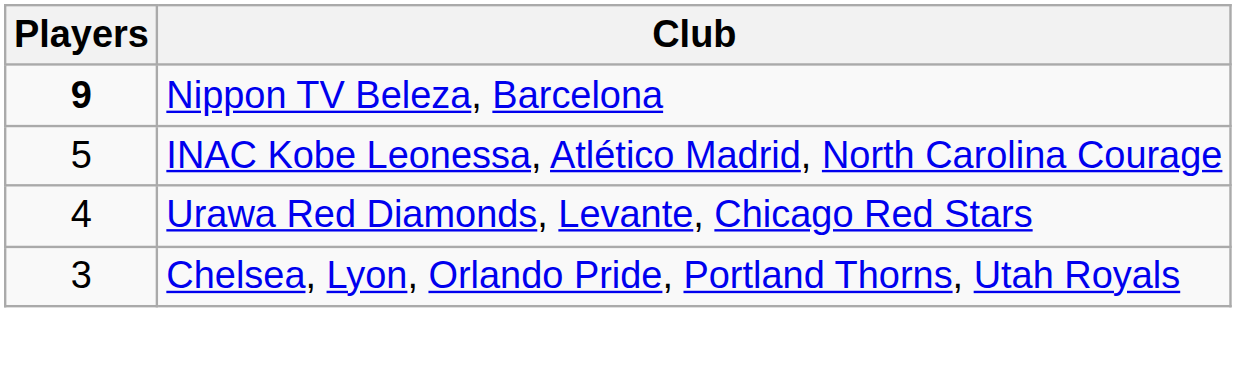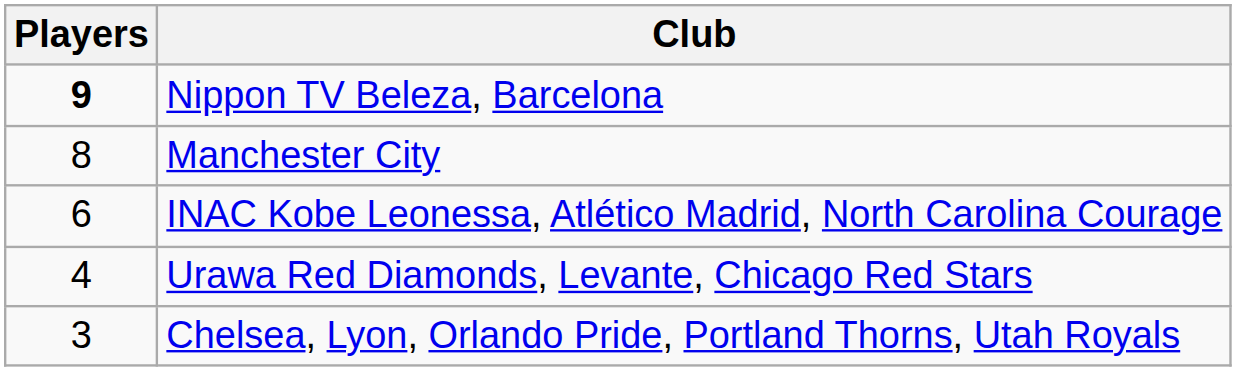+ row: (303, 154)
(81, 154) 5 -> (81, 214) 6
